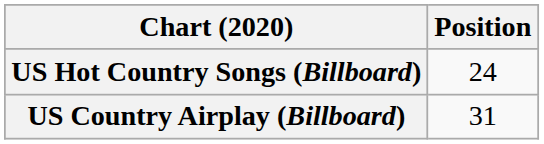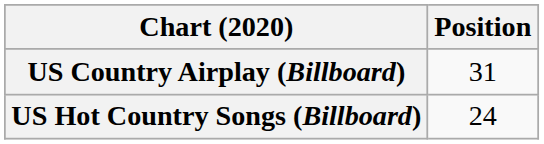rows swapped: (216, 116) <-> (216, 71)
